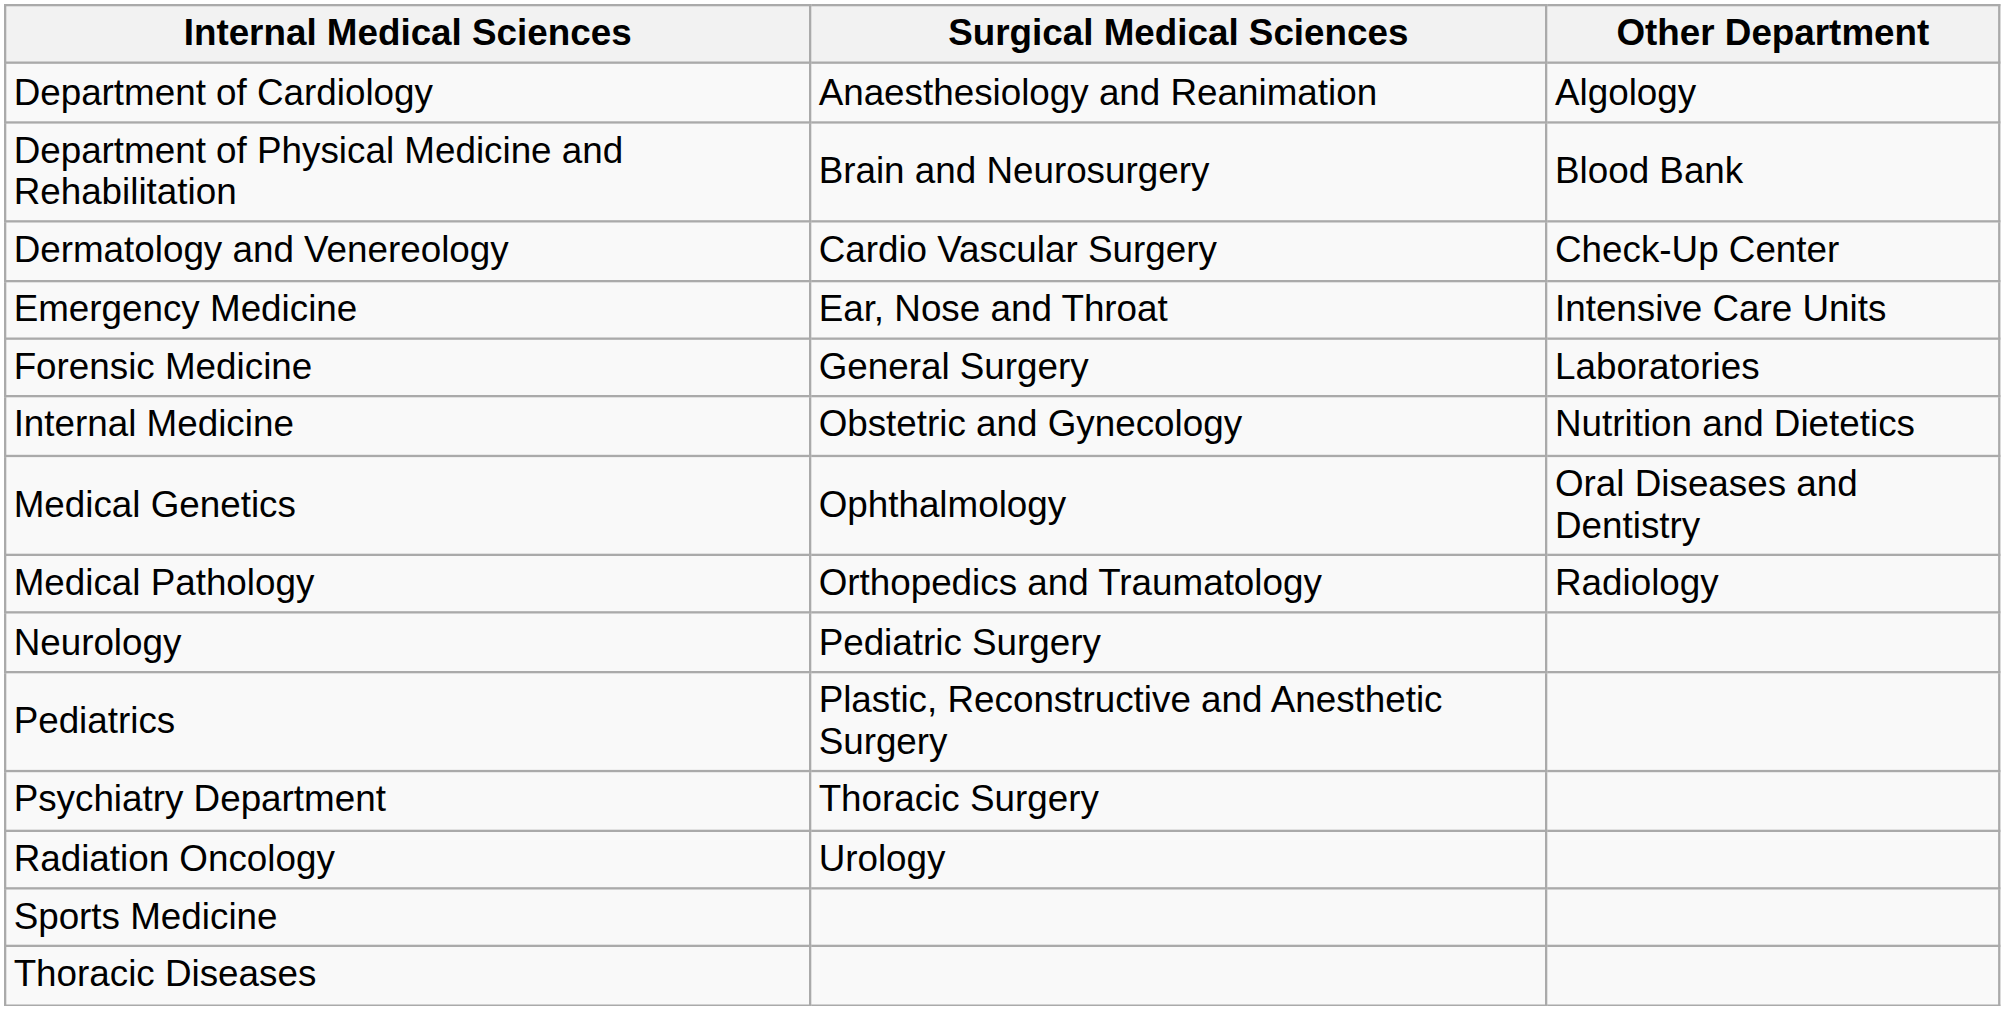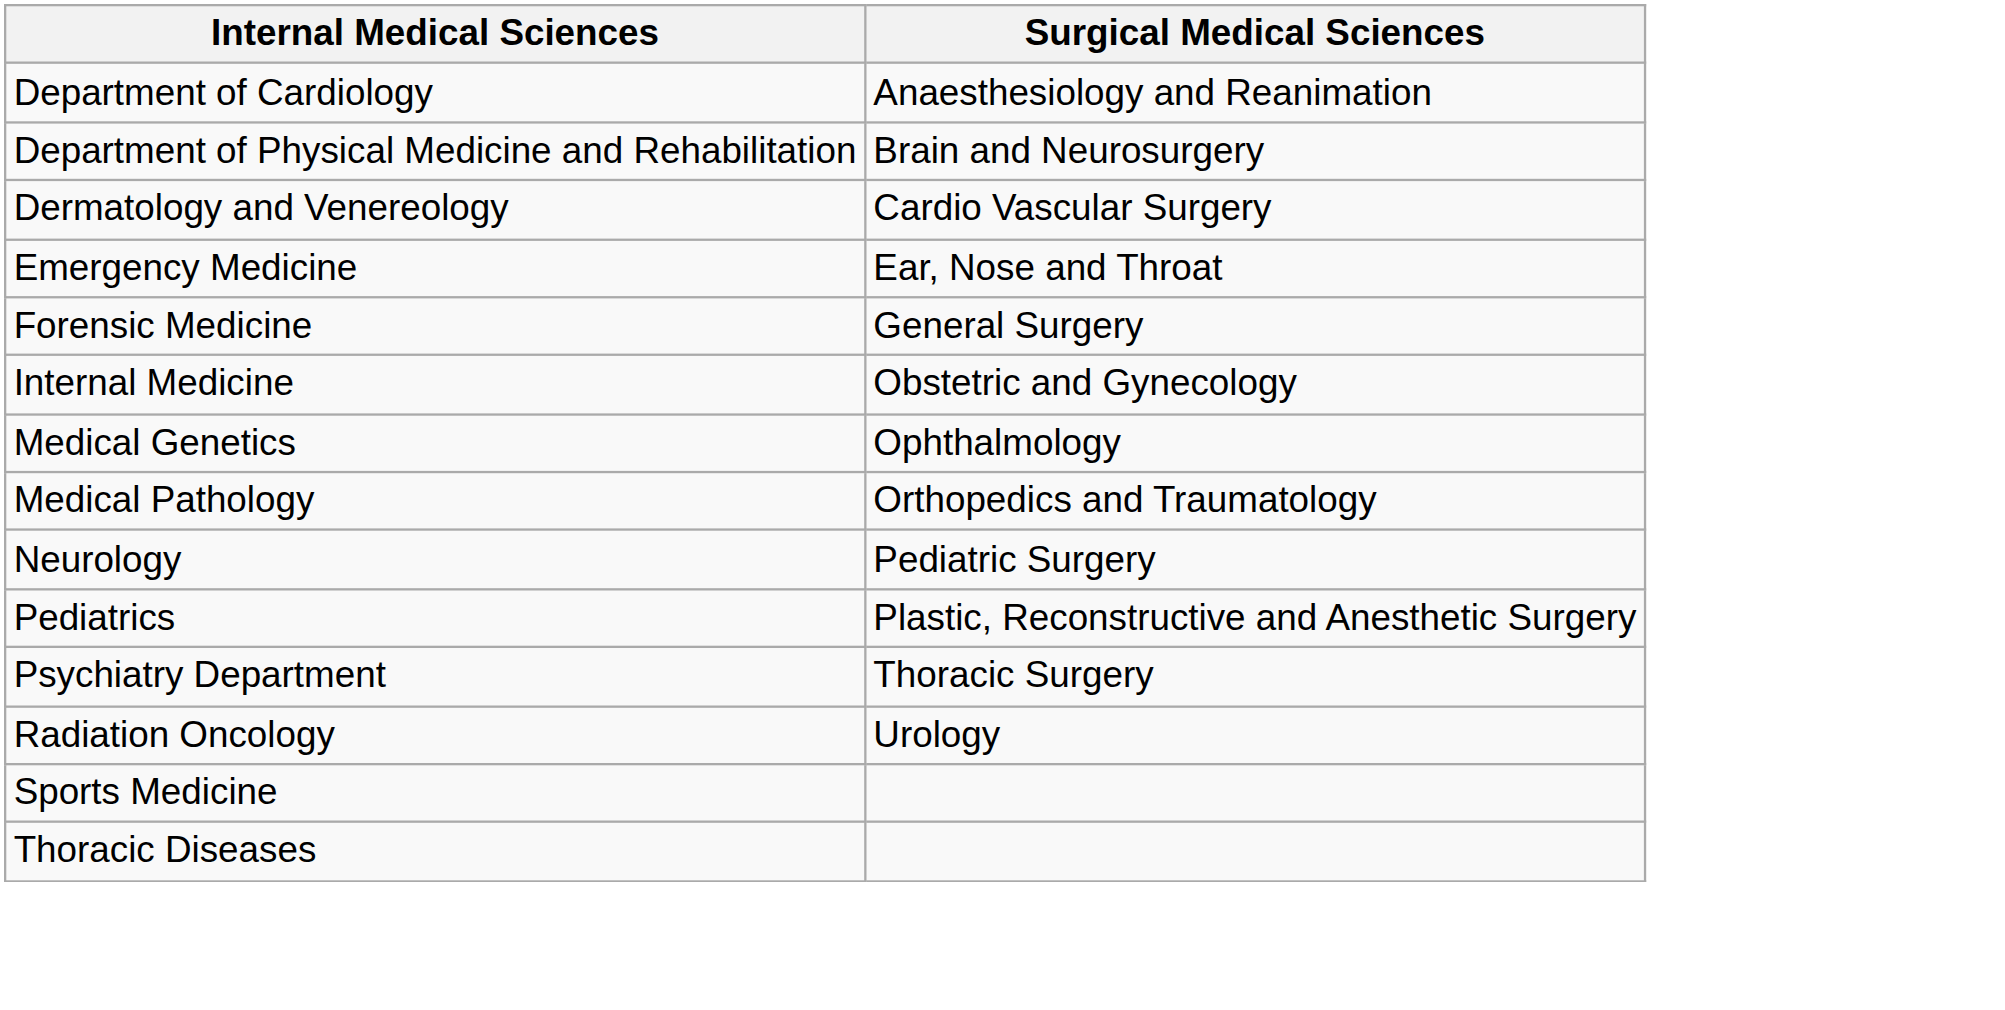- column: (1773, 33)
